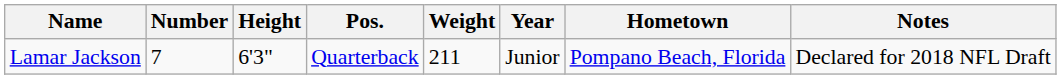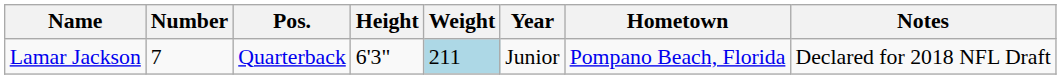columns swapped: (365, 21) <-> (270, 21)
(445, 56) no background -> (445, 56) lightblue background
